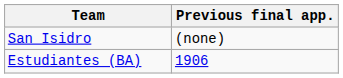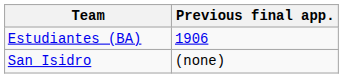rows swapped: (50, 39) <-> (75, 61)
